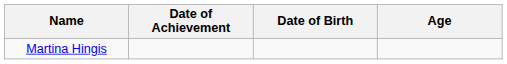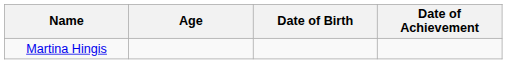columns swapped: (440, 21) <-> (191, 21)
